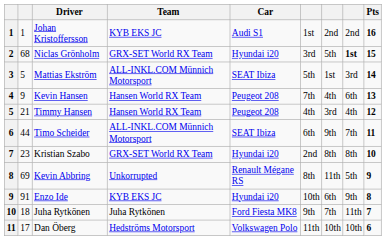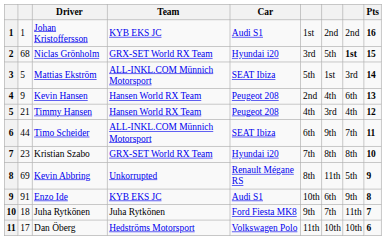(309, 96) 7th -> (310, 96) 2nd
(310, 154) 2nd -> (309, 154) 7th
(255, 196) Hyundai i20 -> (247, 196) Audi S1
